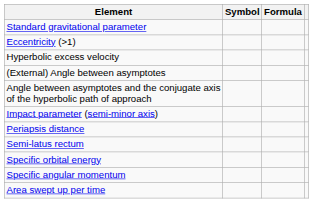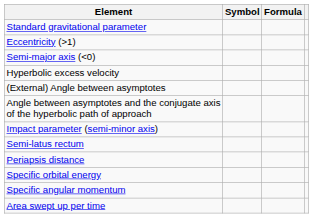+ row: (51, 57)
rows swapped: (45, 144) <-> (45, 129)
